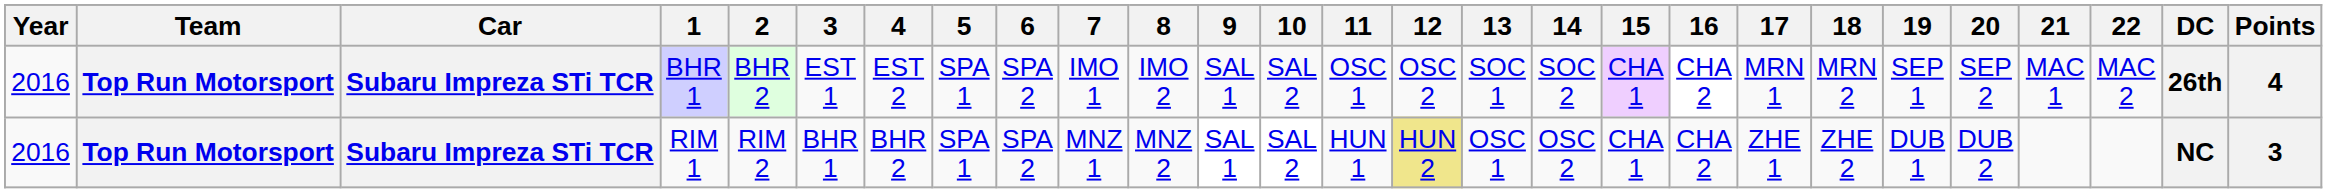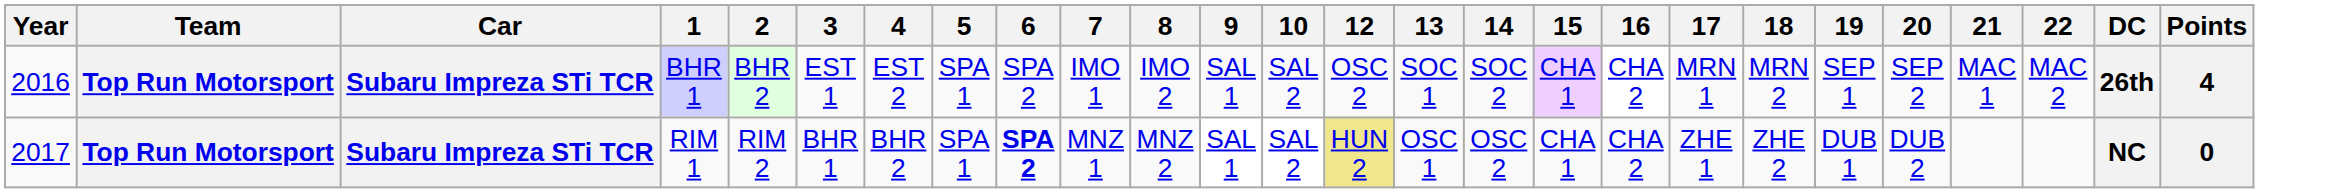- column: (1358, 25)
(41, 152) 2016 -> (41, 152) 2017
(1028, 152) normal -> (1028, 152) bold
(2275, 152) 3 -> (2207, 152) 0
